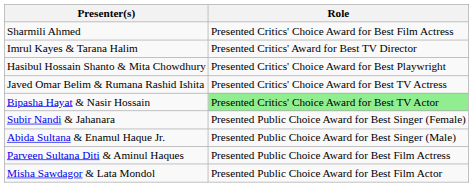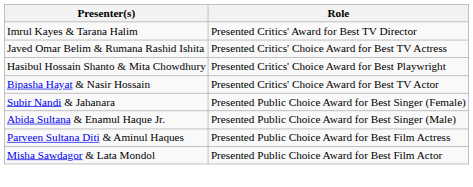- row: (44, 31)
rows swapped: (106, 66) <-> (106, 84)
(325, 102) lightgreen background -> (325, 84) no background
